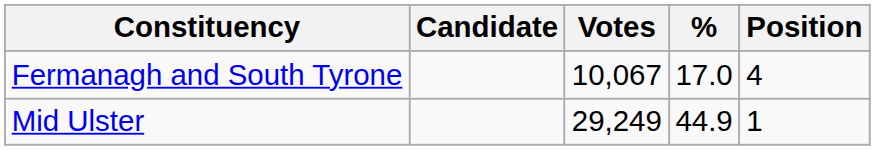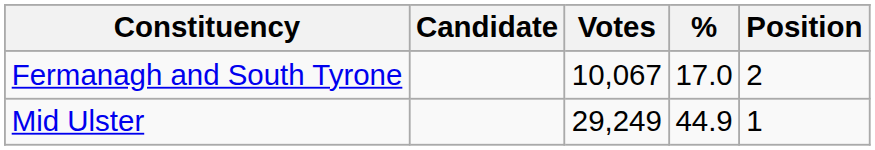(754, 74) 4 -> (754, 74) 2
